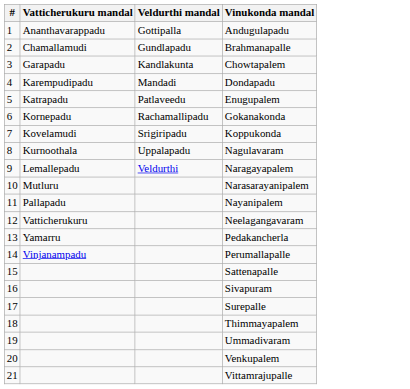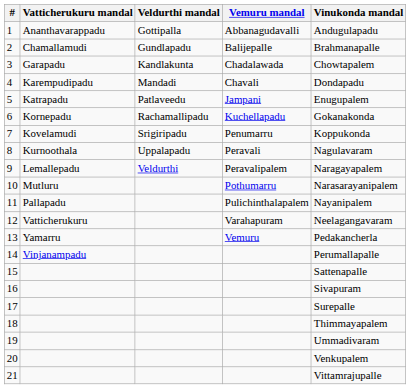+ column: (267, 13)
